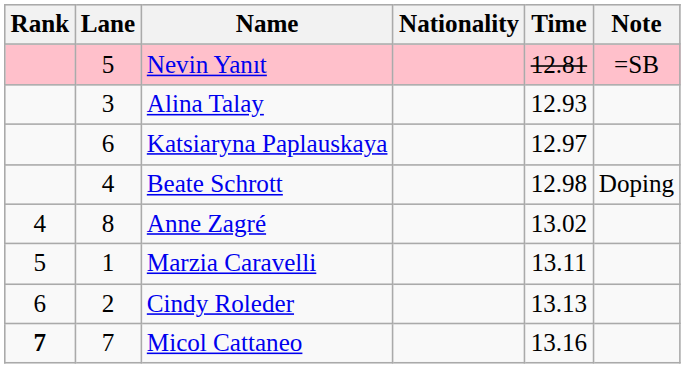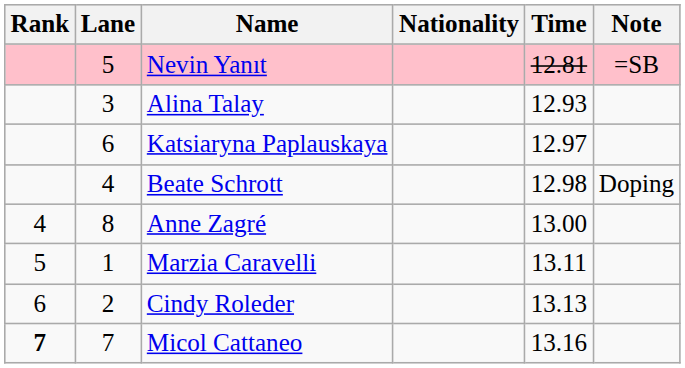(559, 223) 13.02 -> (559, 223) 13.00
